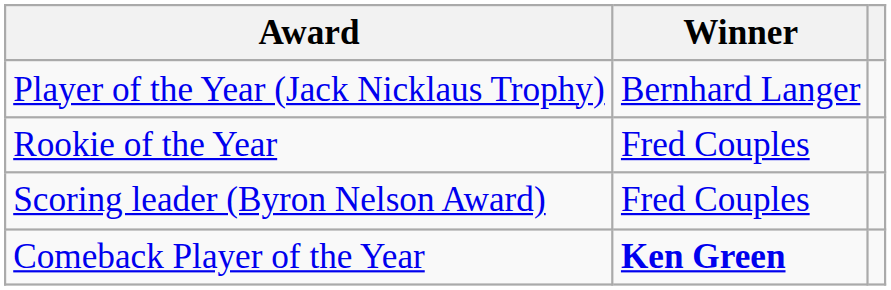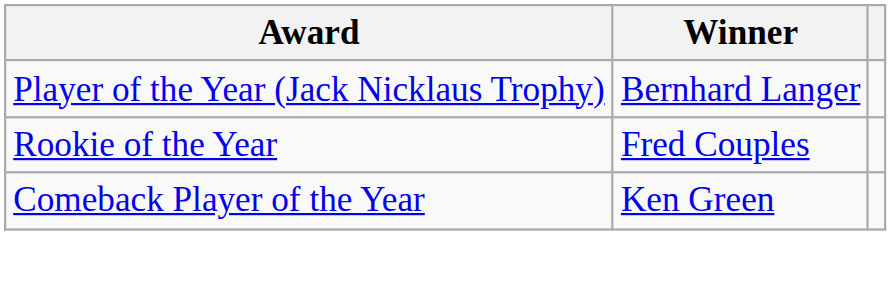- row: (279, 199)
(703, 255) bold -> (698, 199) normal
